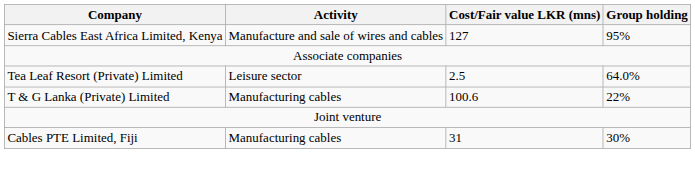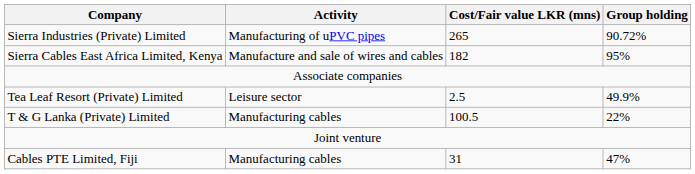+ row: (96, 35)
(459, 35) 127 -> (459, 55) 182
(623, 76) 64.0% -> (623, 96) 49.9%
(464, 96) 100.6 -> (464, 117) 100.5
(618, 138) 30% -> (618, 158) 47%
